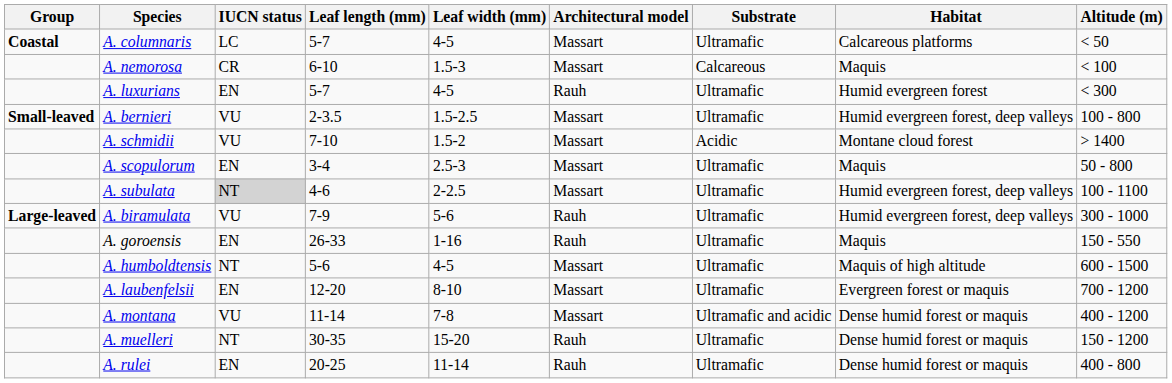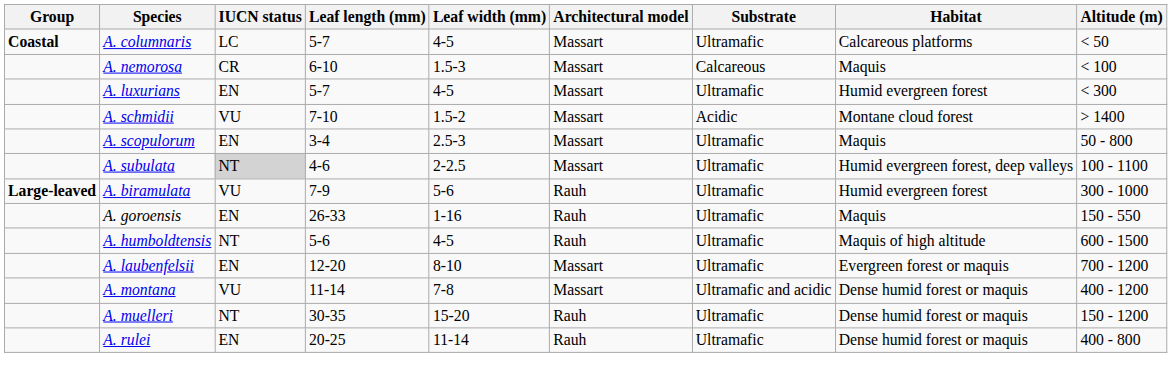(570, 91) Rauh -> (578, 91) Massart
- row: (137, 116)
(956, 215) Humid evergreen forest, deep valleys -> (913, 191) Humid evergreen forest
(578, 265) Massart -> (570, 240) Rauh
